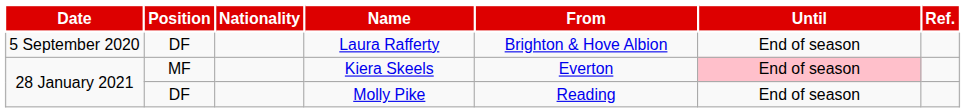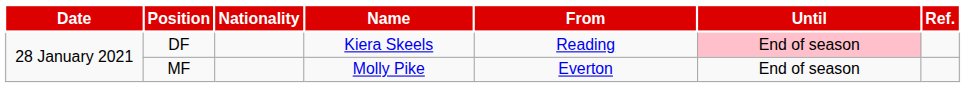- row: (389, 45)
(179, 70) MF -> (179, 45) DF
(586, 70) Everton -> (586, 45) Reading
(179, 95) DF -> (179, 70) MF
(586, 95) Reading -> (586, 70) Everton
